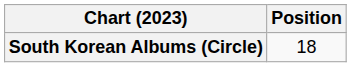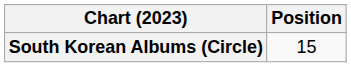(307, 47) 18 -> (307, 47) 15
